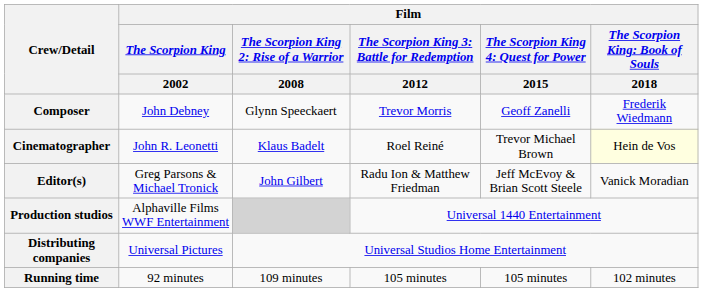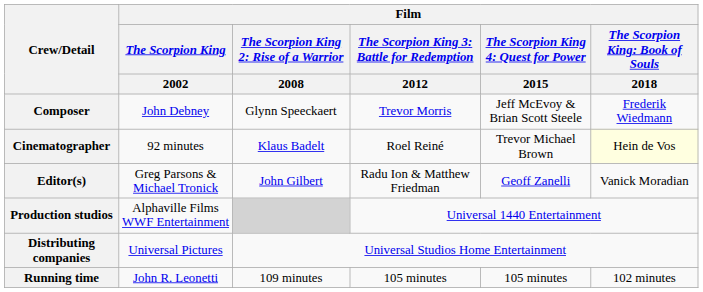(536, 111) Geoff Zanelli -> (536, 111) Jeff McEvoy & Brian Scott Steele
(176, 146) John R. Leonetti -> (176, 146) 92 minutes
(536, 180) Jeff McEvoy & Brian Scott Steele -> (536, 180) Geoff Zanelli
(176, 277) 92 minutes -> (176, 277) John R. Leonetti
